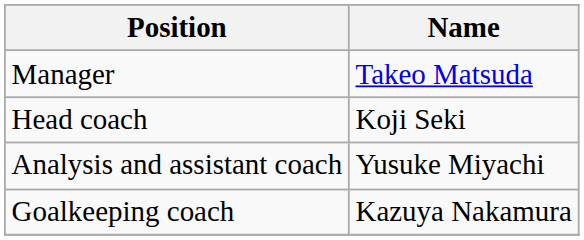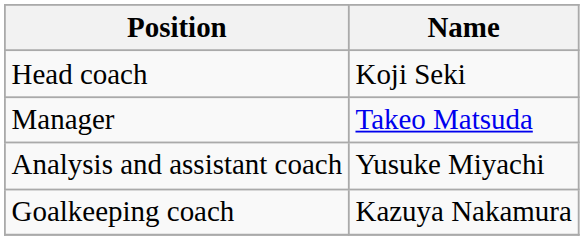rows swapped: (63, 73) <-> (80, 119)
